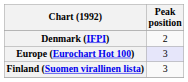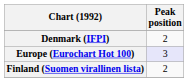(165, 69) 3 -> (165, 69) 2
